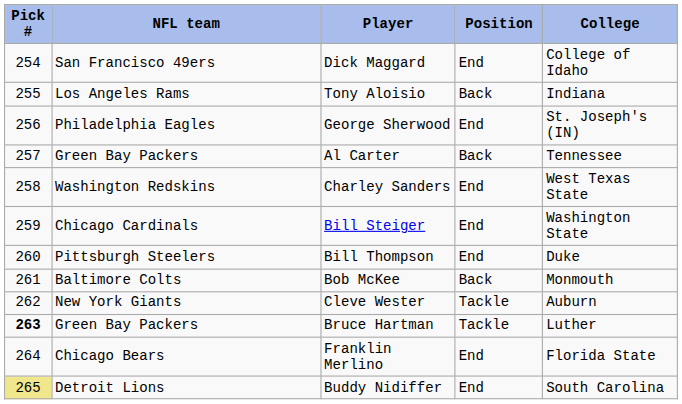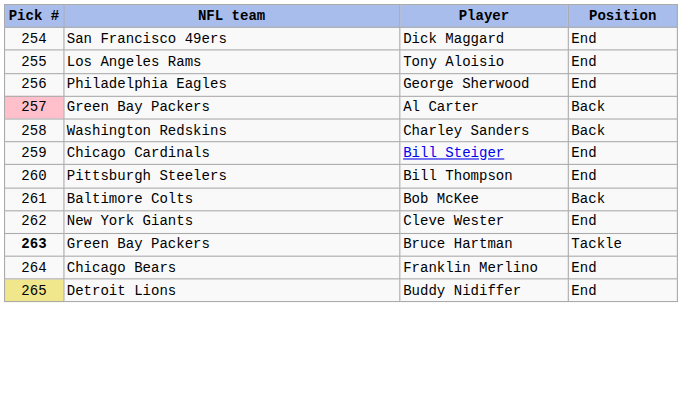- column: (610, 24)
(476, 94) Back -> (584, 62) End
(28, 156) no background -> (34, 108) pink background
(471, 187) End -> (588, 130) Back
(484, 303) Tackle -> (584, 222) End
